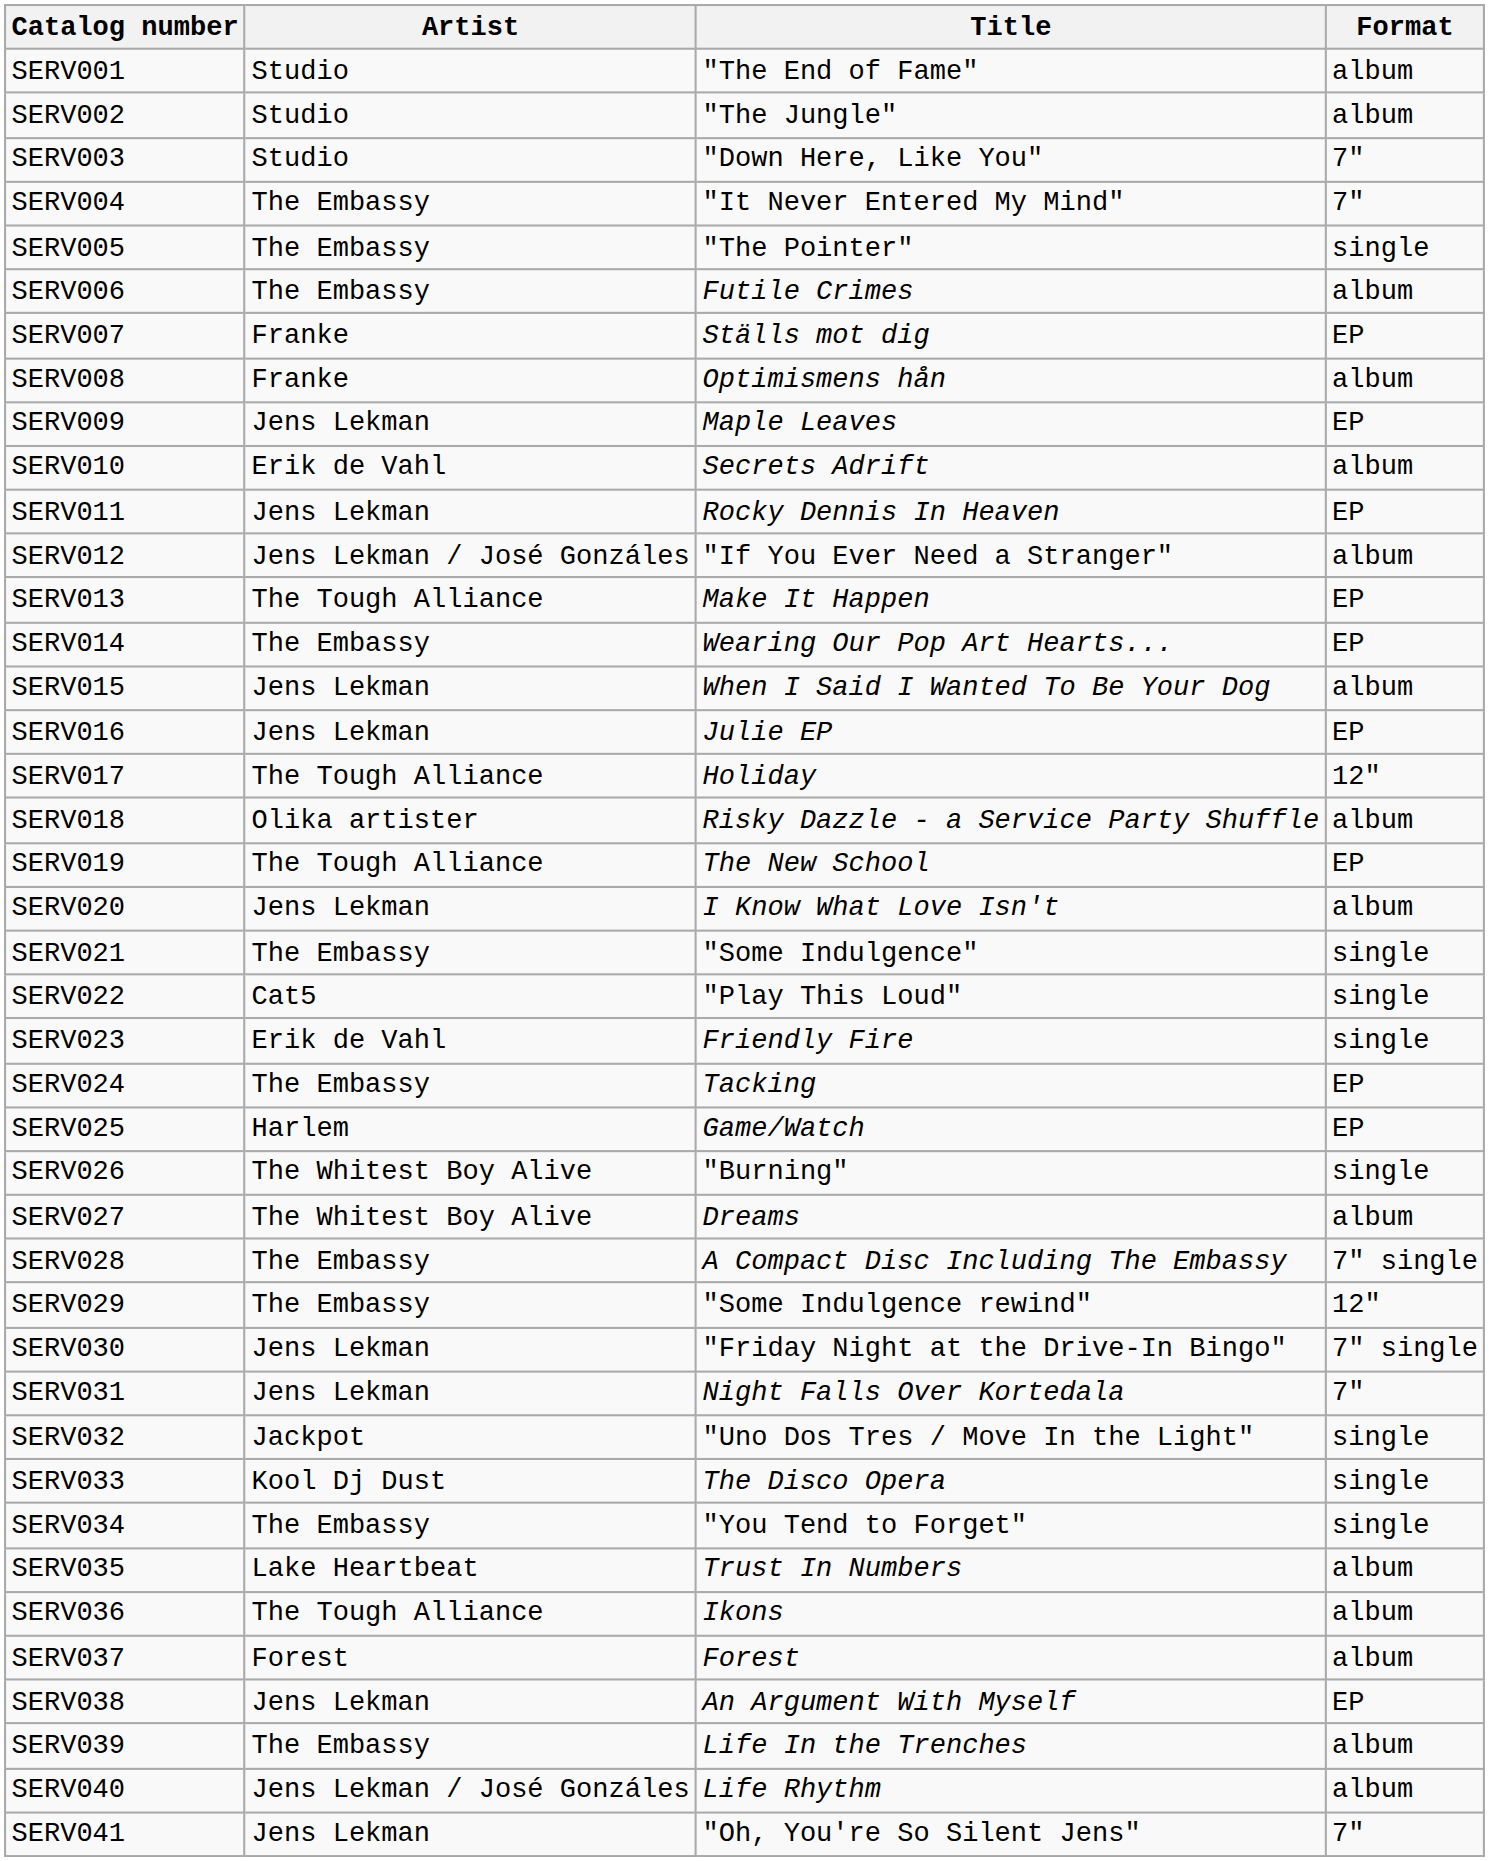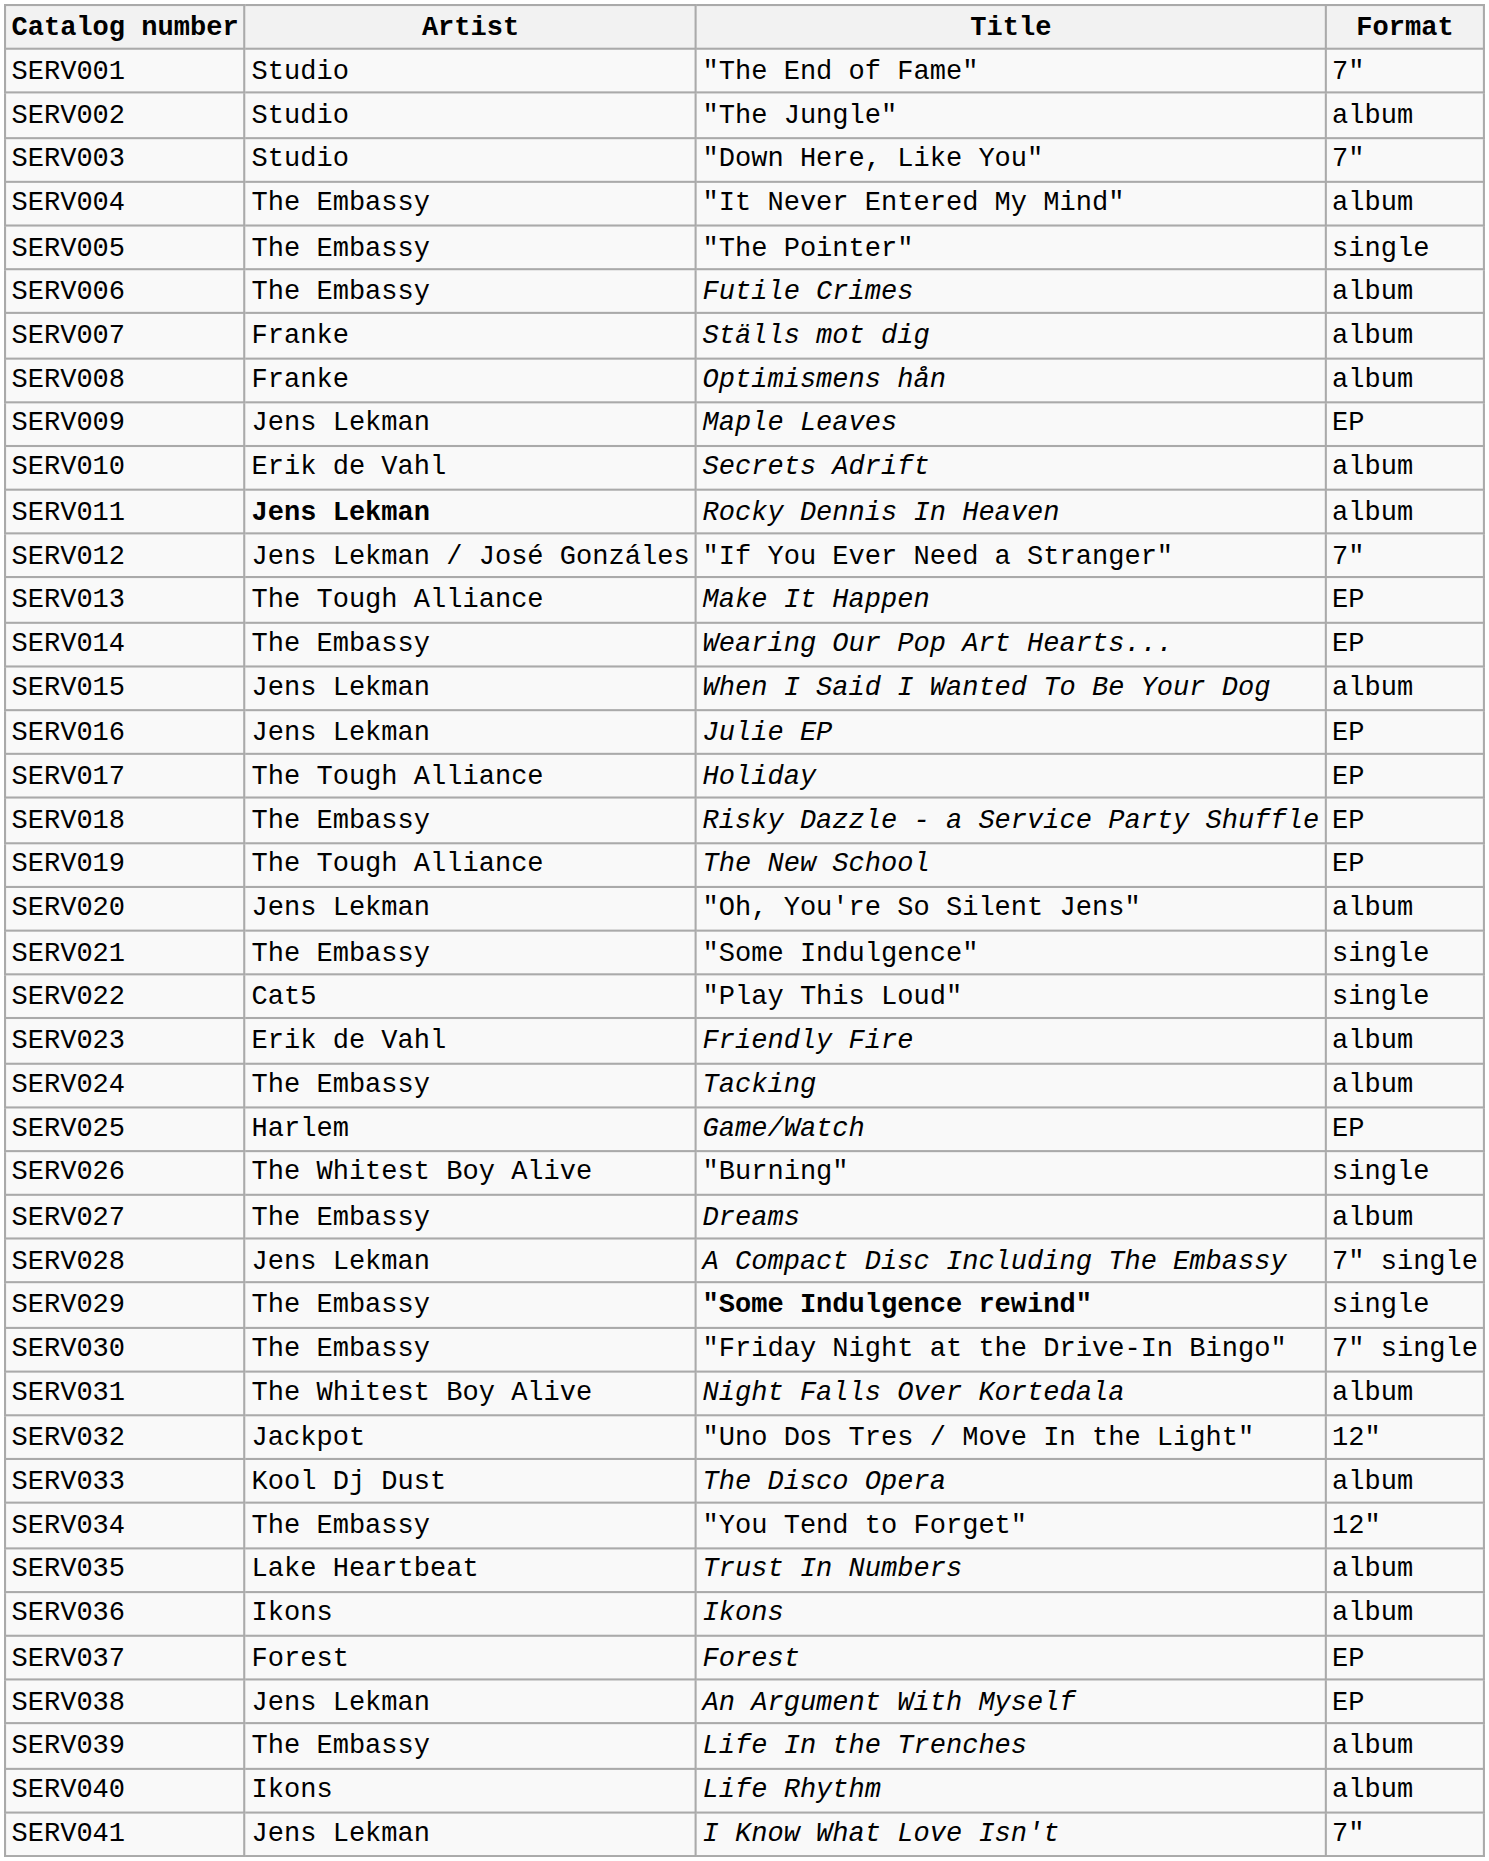(1373, 71) album -> (1348, 71) 7"
(1348, 203) 7" -> (1373, 203) album
(1348, 336) EP -> (1373, 336) album
(341, 512) normal -> (341, 512) bold
(1348, 512) EP -> (1373, 512) album
(1373, 556) album -> (1348, 556) 7"
(1356, 776) 12" -> (1348, 776) EP
(365, 820) Olika artister -> (341, 820) The Embassy
(1373, 820) album -> (1348, 820) EP
(881, 908) I Know What Love Isn't -> (922, 908) "Oh, You're So Silent Jens"
(1381, 1041) single -> (1373, 1041) album
(1348, 1085) EP -> (1373, 1085) album
(422, 1217) The Whitest Boy Alive -> (341, 1217) The Embassy
(341, 1261) The Embassy -> (341, 1261) Jens Lekman
(897, 1305) normal -> (897, 1305) bold
(1356, 1305) 12" -> (1381, 1305) single
(341, 1349) Jens Lekman -> (341, 1349) The Embassy
(341, 1393) Jens Lekman -> (422, 1393) The Whitest Boy Alive
(1348, 1393) 7" -> (1373, 1393) album
(1381, 1437) single -> (1356, 1437) 12"
(1381, 1481) single -> (1373, 1481) album
(1381, 1525) single -> (1356, 1525) 12"
(398, 1614) The Tough Alliance -> (292, 1614) Ikons
(1373, 1658) album -> (1348, 1658) EP
(471, 1790) Jens Lekman / José Gonzáles -> (292, 1790) Ikons
(922, 1834) "Oh, You're So Silent Jens" -> (881, 1834) I Know What Love Isn't
